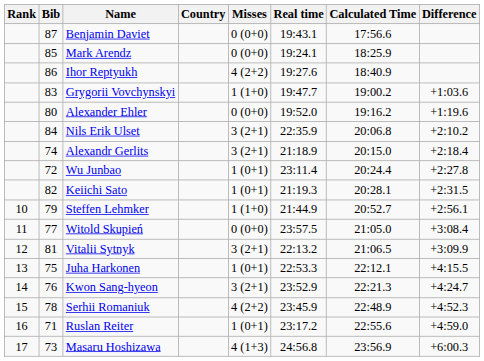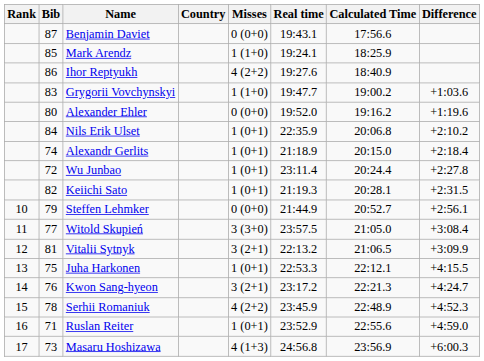(249, 53) 0 (0+0) -> (249, 53) 1 (1+0)
(249, 131) 3 (2+1) -> (249, 131) 1 (0+1)
(249, 151) 3 (2+1) -> (249, 151) 1 (0+1)
(249, 209) 1 (1+0) -> (249, 209) 0 (0+0)
(249, 229) 0 (0+0) -> (249, 229) 3 (3+0)
(299, 287) 23:52.9 -> (299, 287) 23:17.2
(299, 326) 23:17.2 -> (299, 326) 23:52.9
